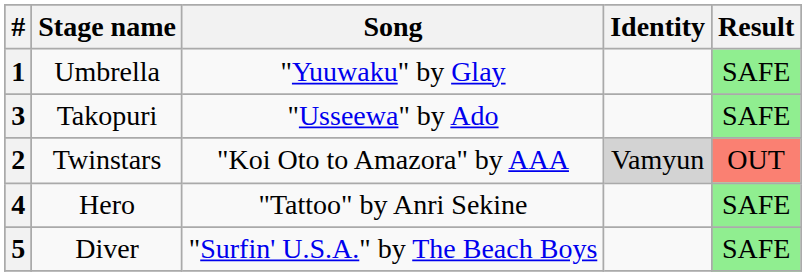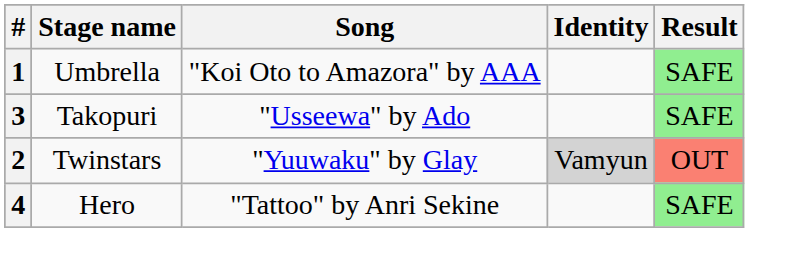(393, 71) "Yuuwaku" by Glay -> (365, 71) "Koi Oto to Amazora" by AAA
(393, 159) "Koi Oto to Amazora" by AAA -> (365, 159) "Yuuwaku" by Glay
- row: (18, 248)
